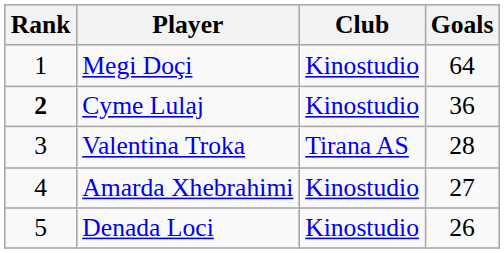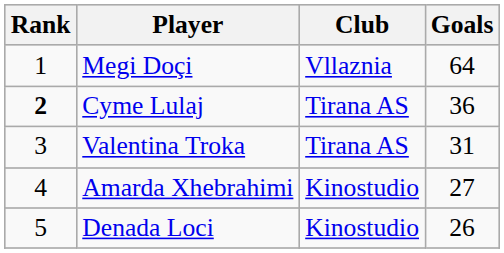(362, 65) Kinostudio -> (349, 65) Vllaznia
(362, 106) Kinostudio -> (357, 106) Tirana AS
(462, 146) 28 -> (462, 146) 31
